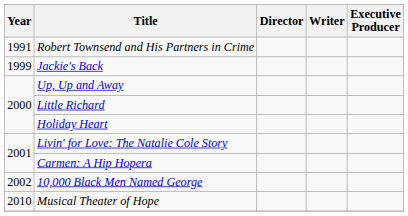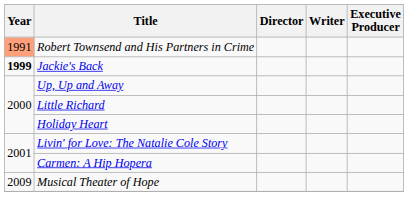(19, 47) no background -> (19, 47) lightsalmon background
(19, 66) normal -> (19, 66) bold
- row: (120, 182)
(19, 201) 2010 -> (19, 182) 2009
